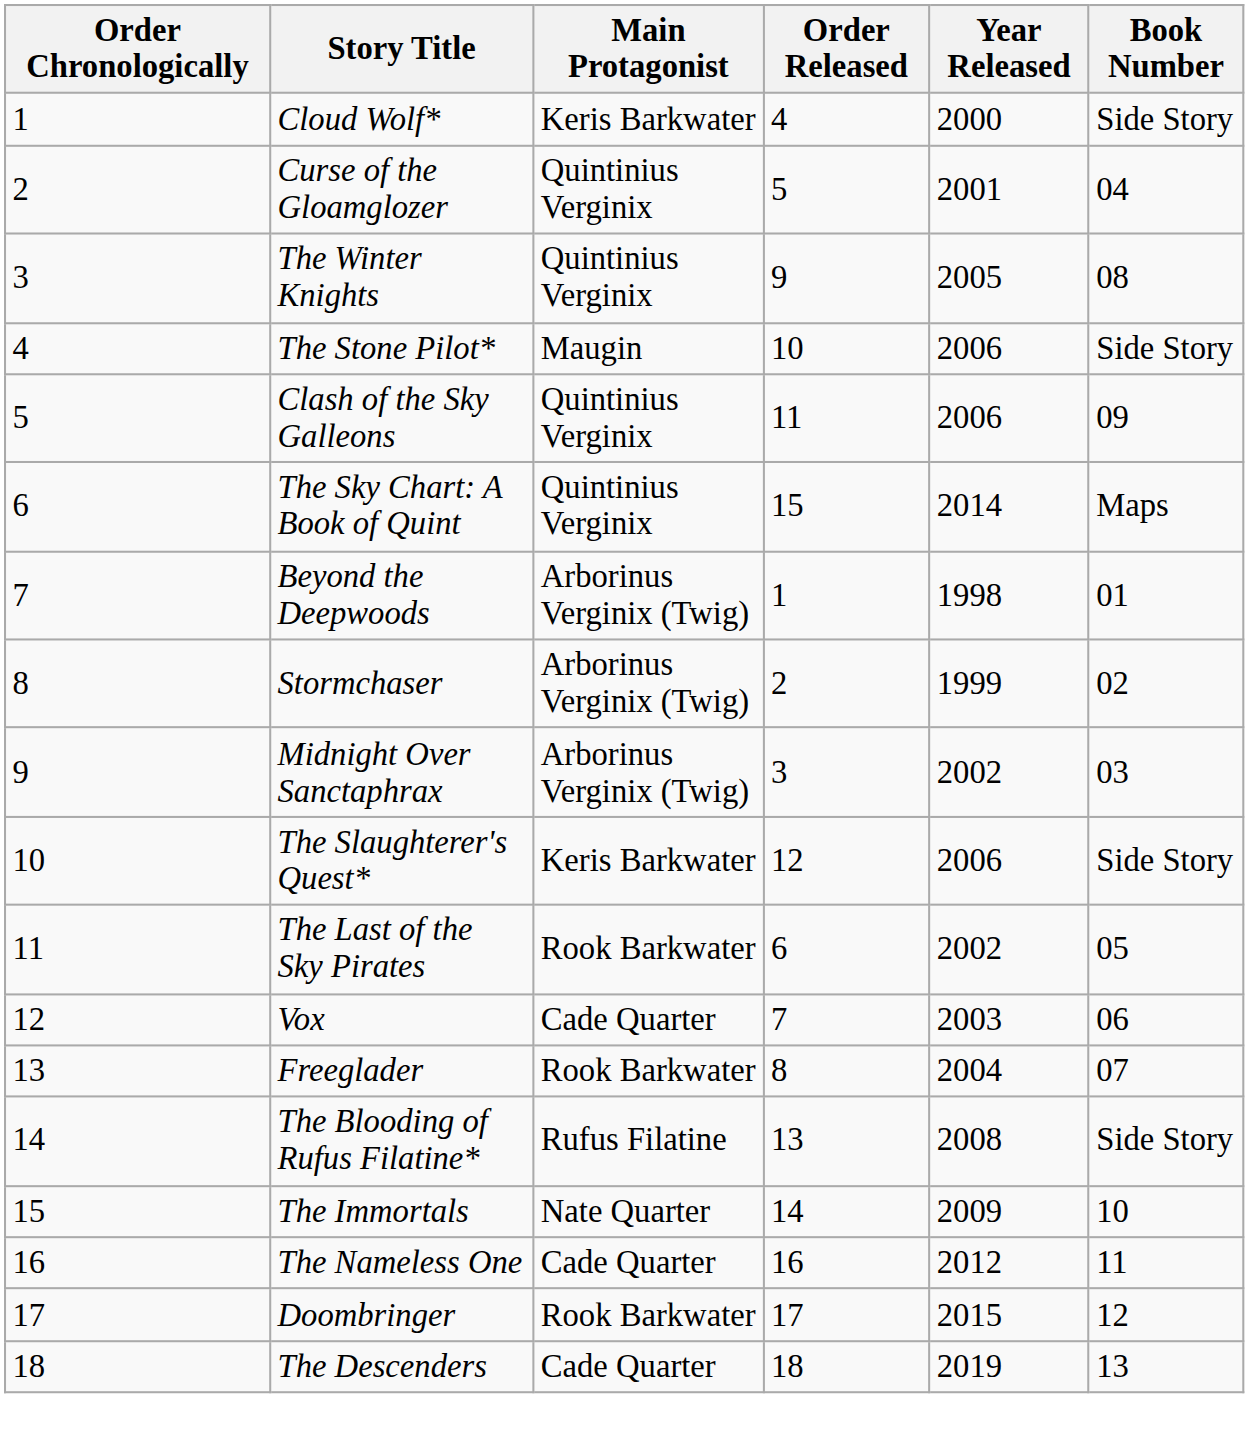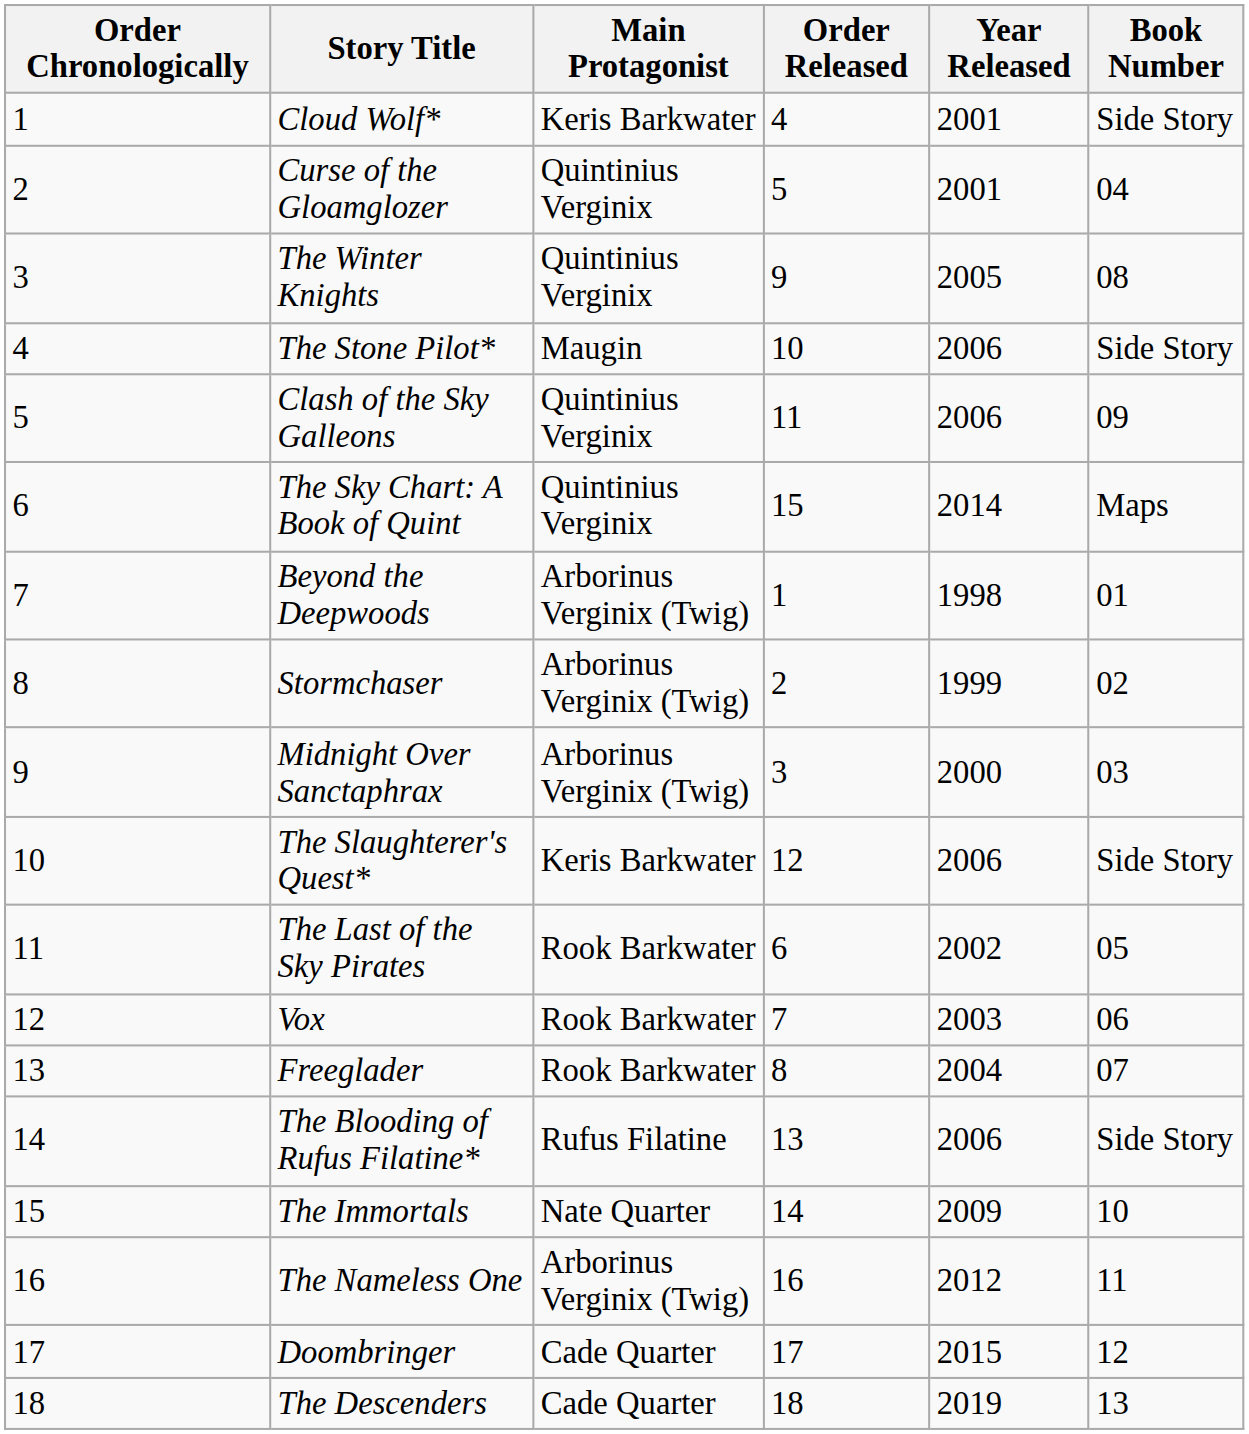(969, 118) 2000 -> (969, 118) 2001
(969, 771) 2002 -> (969, 771) 2000
(628, 1018) Cade Quarter -> (648, 1018) Rook Barkwater
(969, 1140) 2008 -> (969, 1140) 2006
(628, 1262) Cade Quarter -> (645, 1280) Arborinus Verginix (Twig)
(648, 1314) Rook Barkwater -> (628, 1351) Cade Quarter
